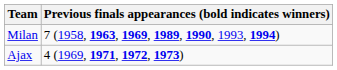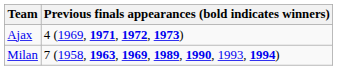rows swapped: (20, 55) <-> (23, 34)
